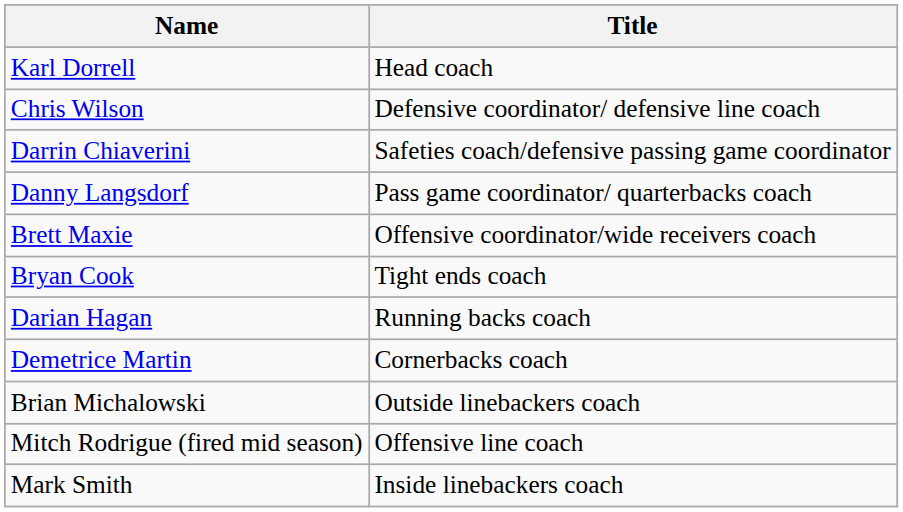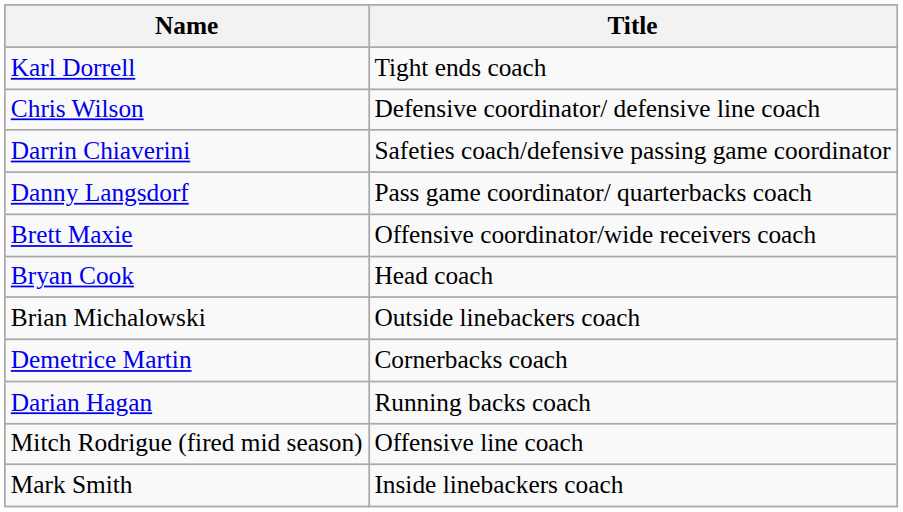(434, 67) Head coach -> (460, 67) Tight ends coach
(460, 276) Tight ends coach -> (434, 276) Head coach
rows swapped: (81, 318) <-> (108, 401)
